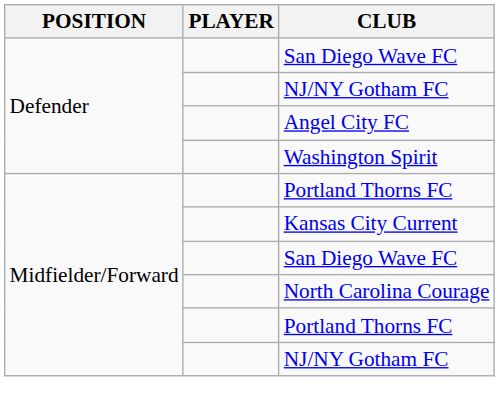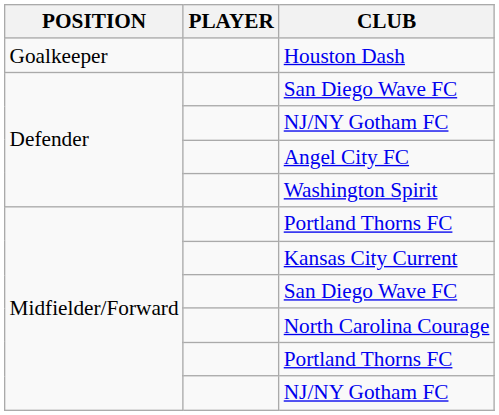+ row: (59, 55)
